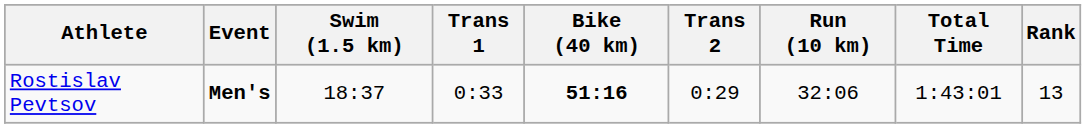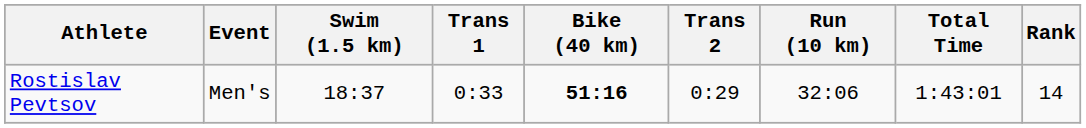(240, 93) bold -> (240, 93) normal
(1051, 93) 13 -> (1051, 93) 14
